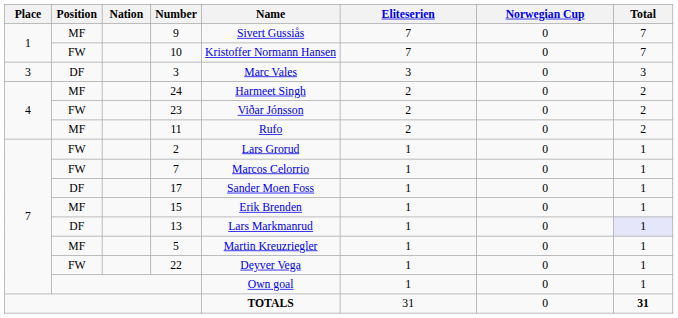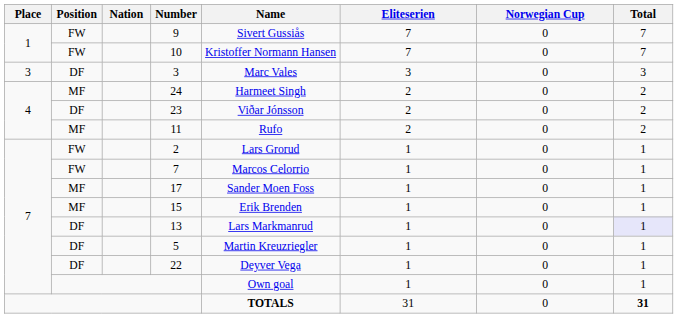(77, 33) MF -> (77, 33) FW
(77, 110) FW -> (77, 110) DF
(77, 188) DF -> (77, 188) MF
(77, 245) MF -> (77, 245) DF
(77, 265) FW -> (77, 265) DF
